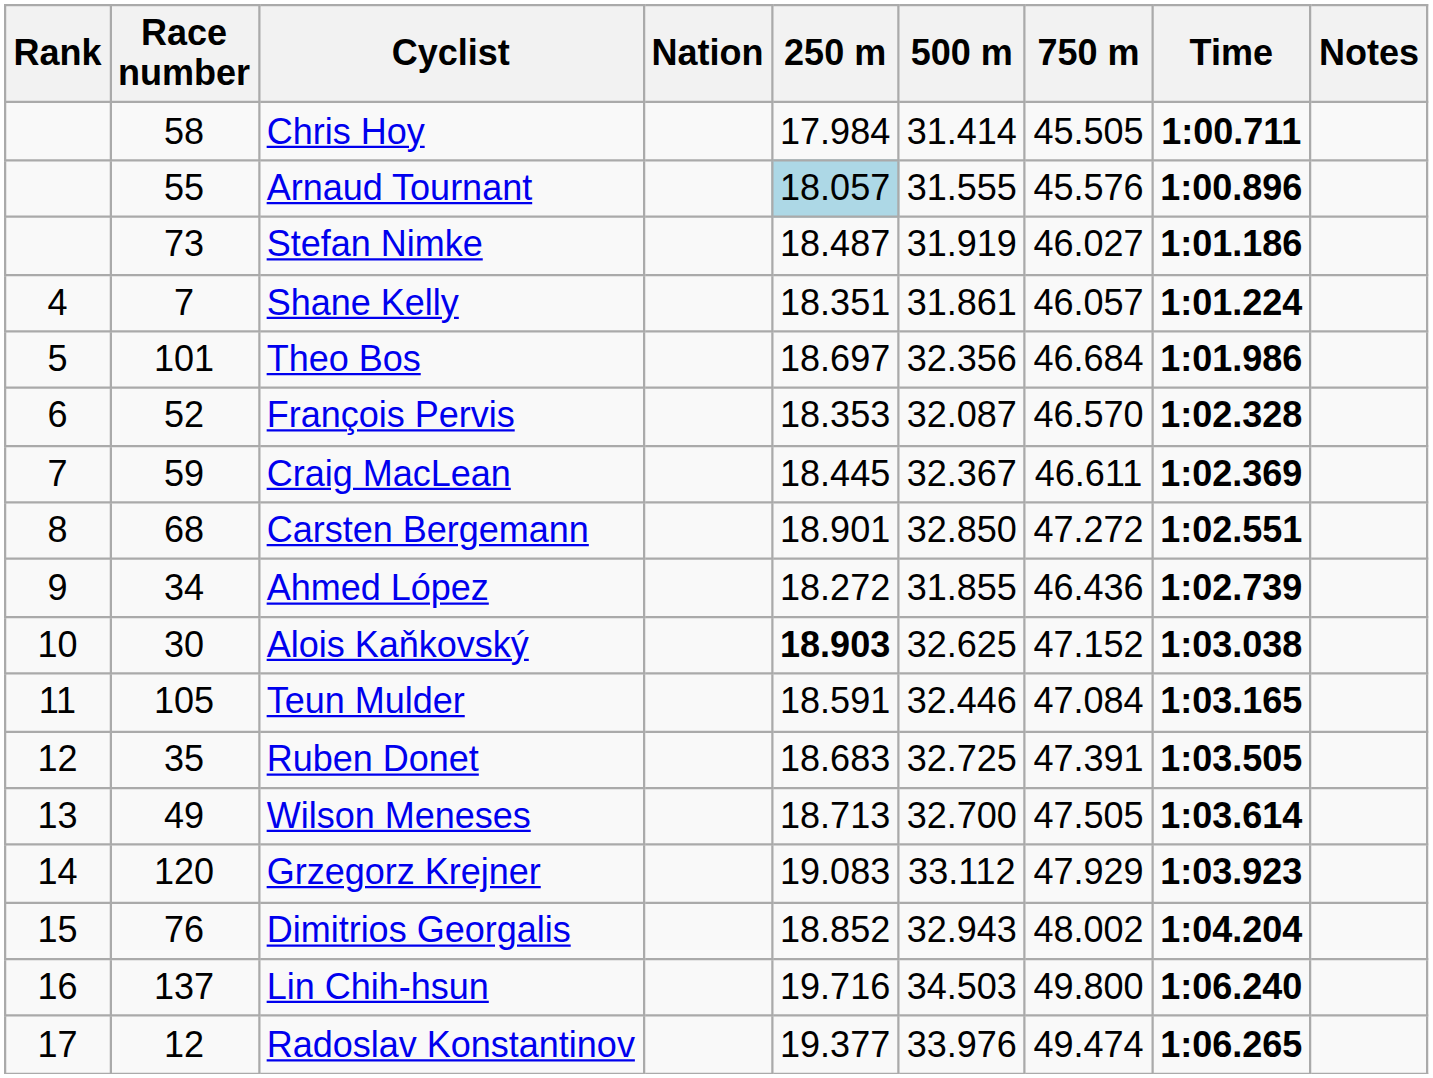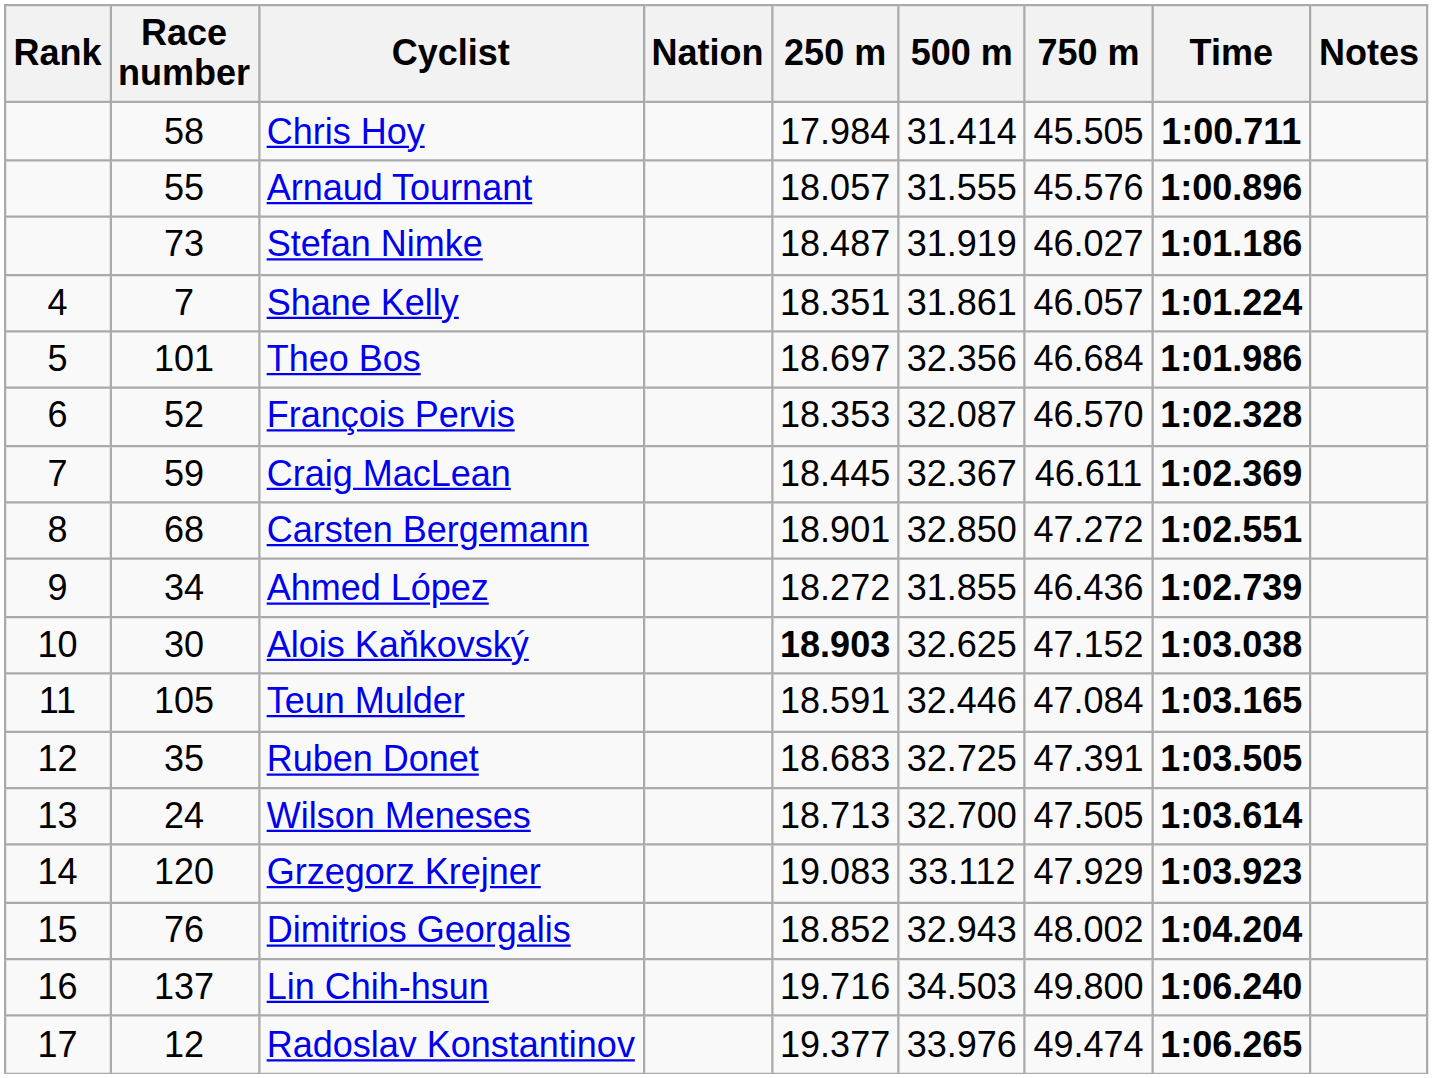(835, 187) lightblue background -> (835, 187) no background
(184, 815) 49 -> (184, 815) 24
